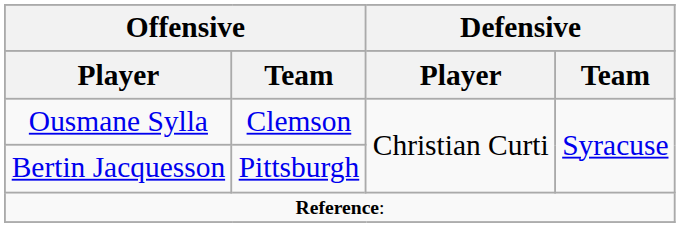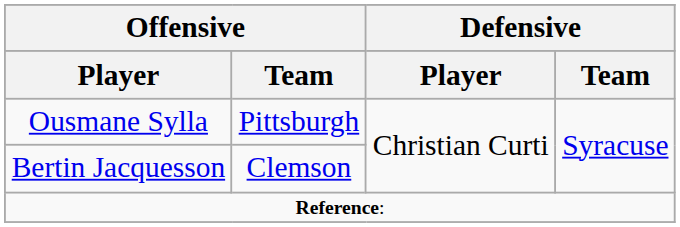(299, 121) Clemson -> (299, 121) Pittsburgh
(299, 167) Pittsburgh -> (299, 167) Clemson
